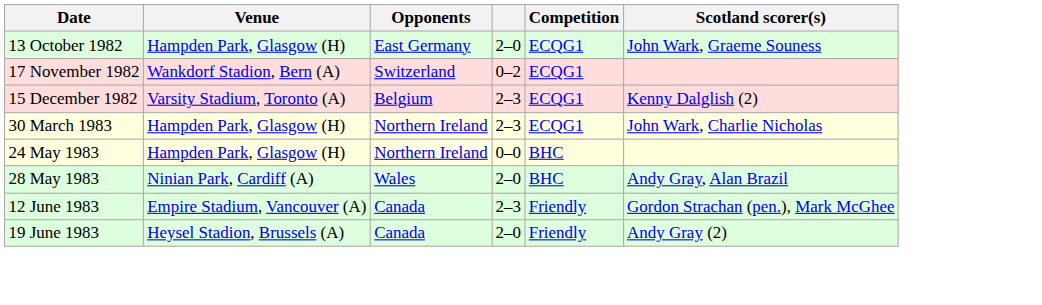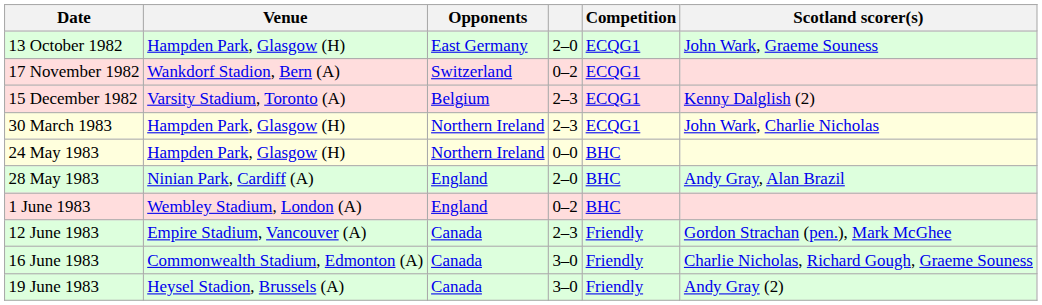(395, 179) Wales -> (459, 179) England
+ row: (49, 206)
+ row: (54, 260)
(508, 233) 2–0 -> (565, 286) 3–0
